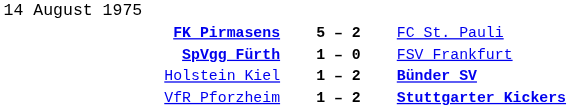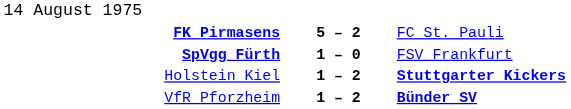(437, 76) Bünder SV -> (481, 76) Stuttgarter Kickers
(481, 98) Stuttgarter Kickers -> (437, 98) Bünder SV
